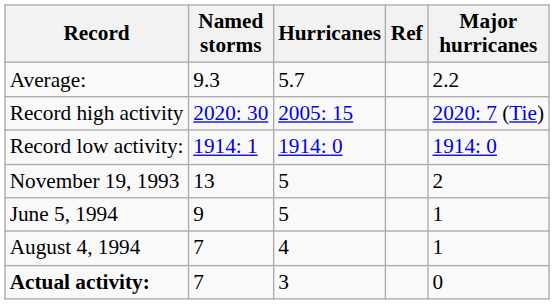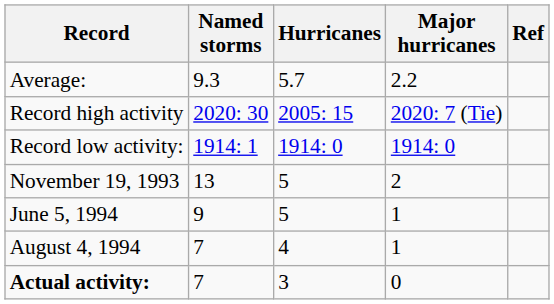columns swapped: (488, 33) <-> (407, 33)
